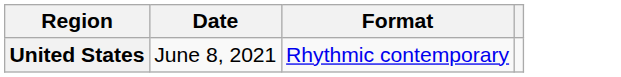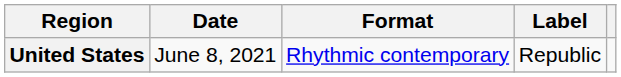+ column: (560, 21)
